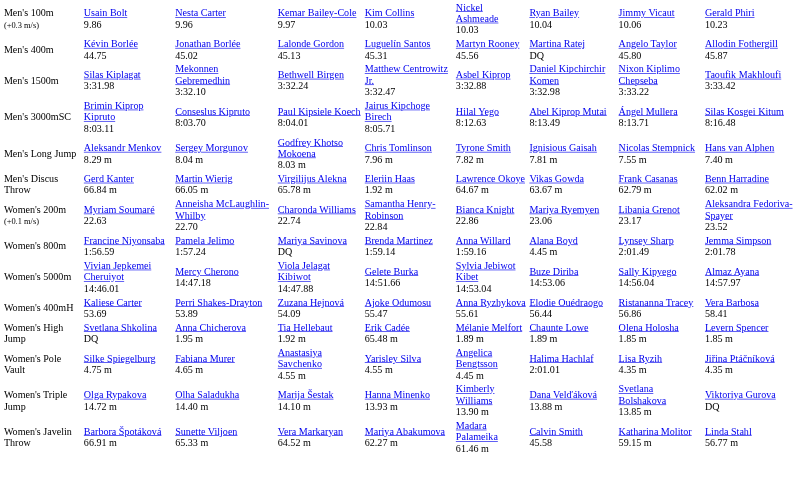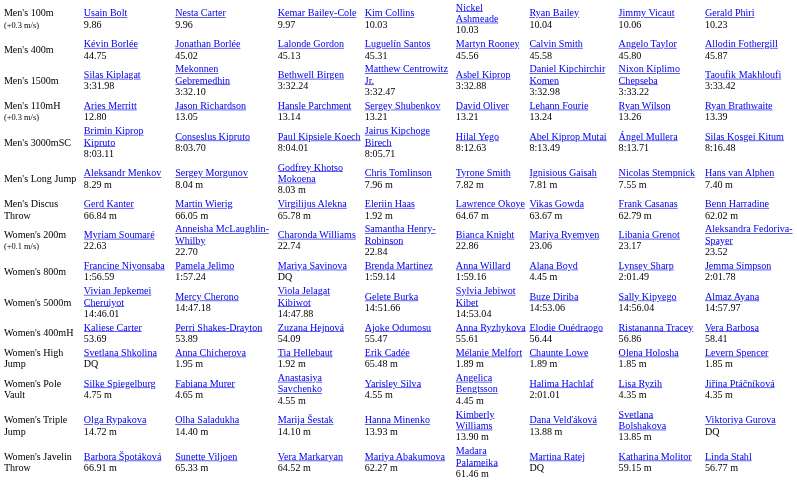(557, 49) Martina Ratej DQ -> (556, 49) Calvin Smith 45.58
+ row: (32, 111)
(556, 437) Calvin Smith 45.58 -> (557, 462) Martina Ratej DQ
